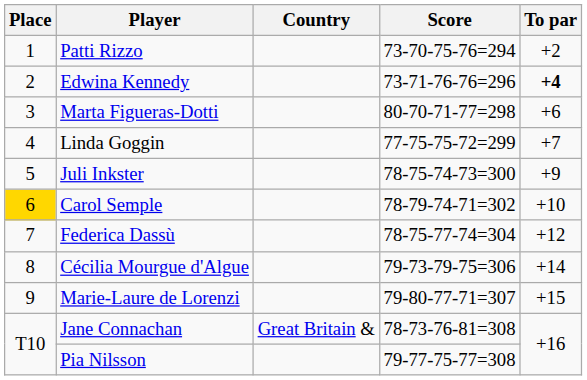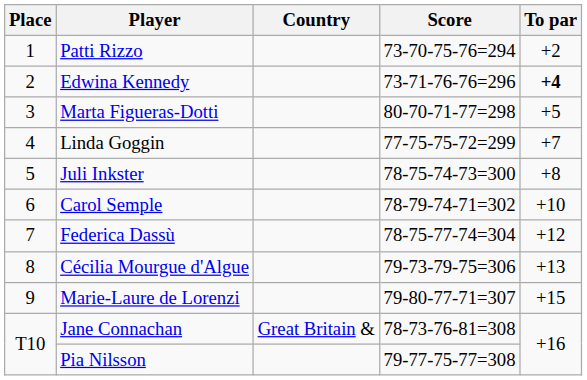(551, 112) +6 -> (551, 112) +5
(551, 174) +9 -> (551, 174) +8
(30, 205) gold background -> (30, 205) no background
(551, 266) +14 -> (551, 266) +13
